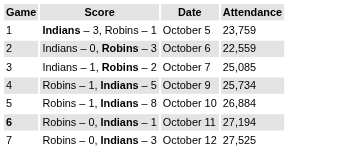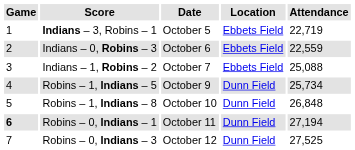+ column: (253, 12)
(239, 30) 23,759 -> (306, 30) 22,719
(239, 67) 25,085 -> (306, 67) 25,088
(239, 104) 26,884 -> (306, 104) 26,848
